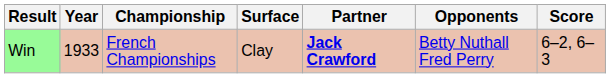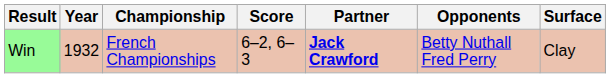columns swapped: (270, 17) <-> (571, 17)
(81, 51) 1933 -> (81, 51) 1932
